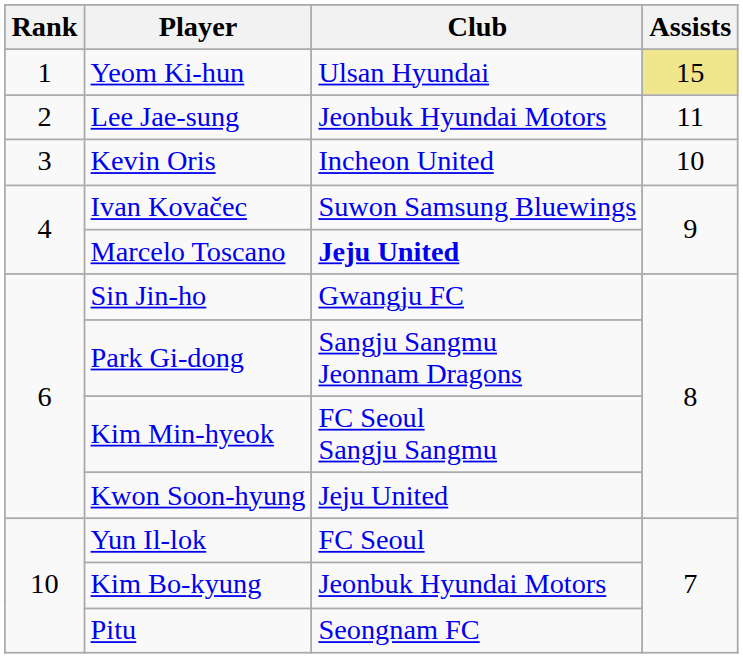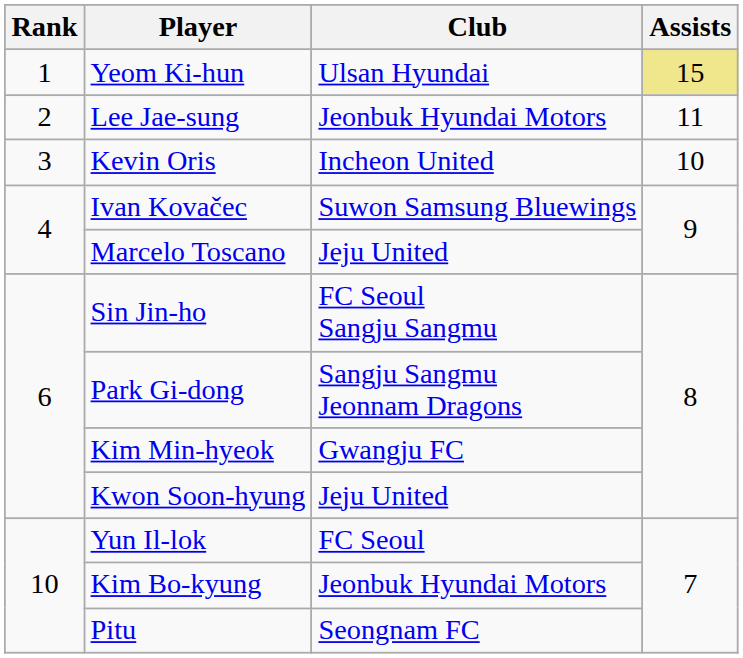(389, 251) bold -> (383, 251) normal
(391, 296) Gwangju FC -> (408, 312) FC Seoul Sangju Sangmu
(408, 434) FC Seoul Sangju Sangmu -> (391, 449) Gwangju FC
